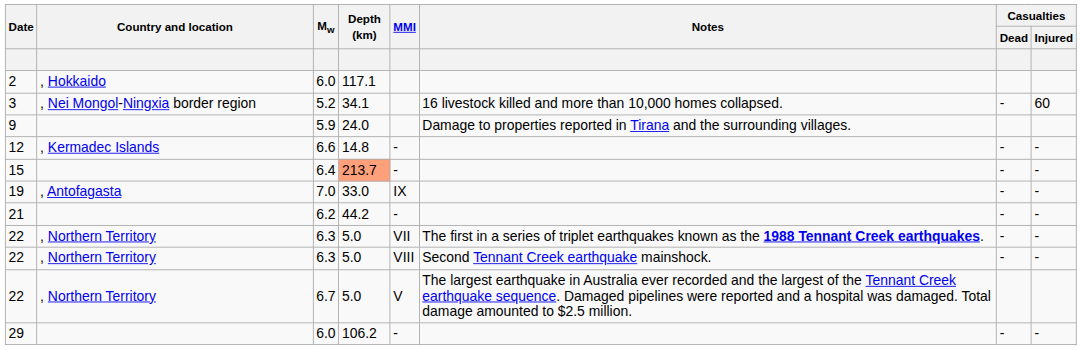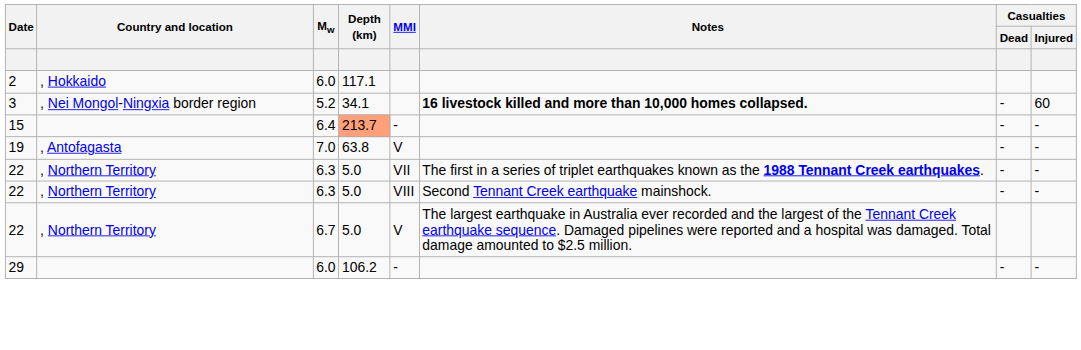(603, 103) normal -> (615, 103) bold
- row: (12, 125)
- row: (16, 147)
(356, 192) 33.0 -> (356, 147) 63.8
(400, 192) IX -> (398, 147) V
- row: (16, 214)
